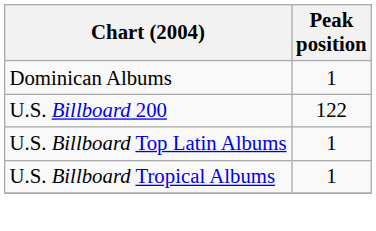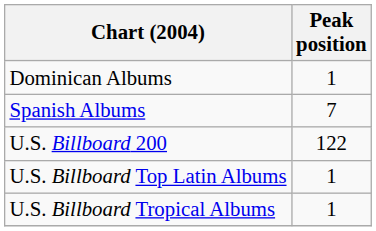+ row: (77, 110)
